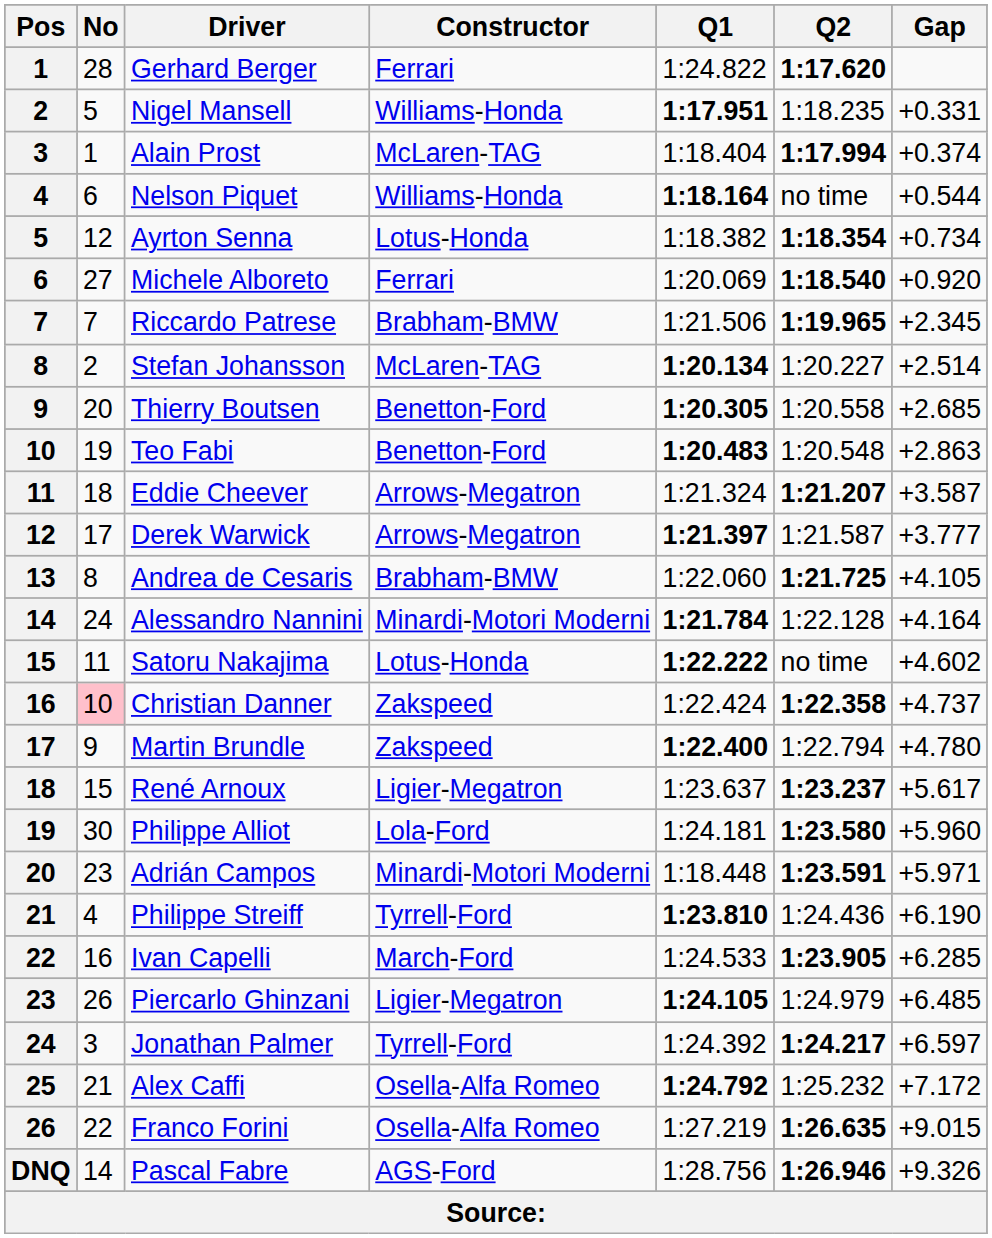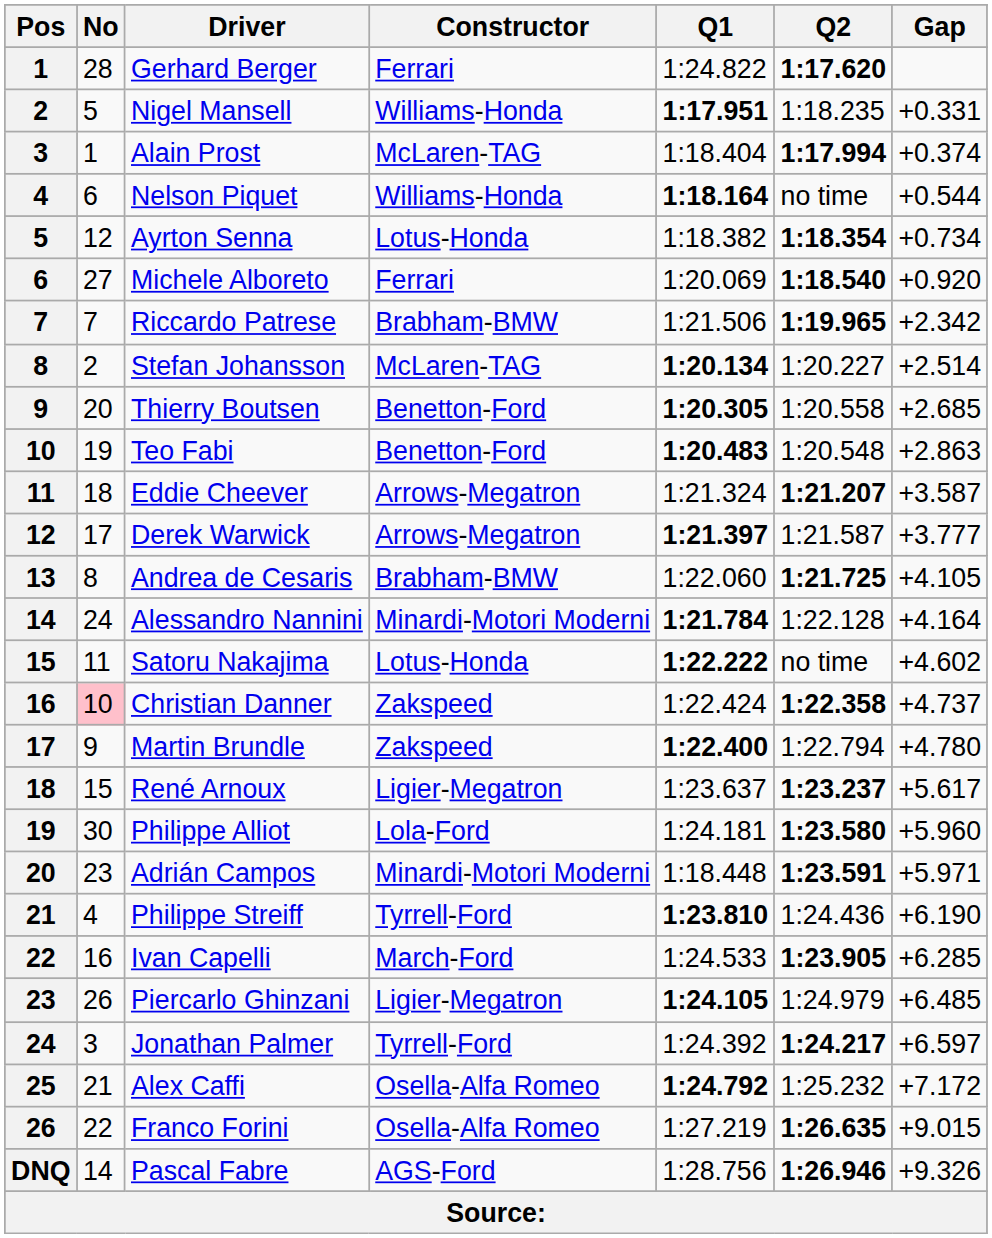(940, 323) +2.345 -> (940, 323) +2.342
